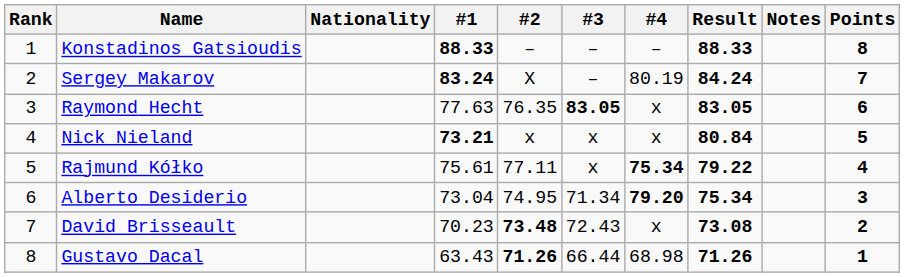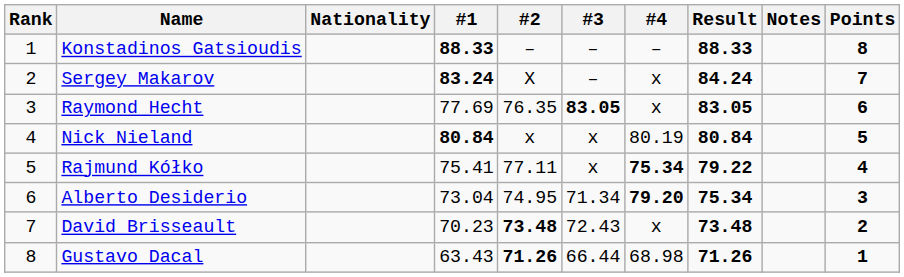(656, 79) 80.19 -> (656, 79) x
(466, 109) 77.63 -> (466, 109) 77.69
(466, 138) 73.21 -> (466, 138) 80.84
(656, 138) x -> (656, 138) 80.19
(466, 168) 75.61 -> (466, 168) 75.41
(725, 227) 73.08 -> (725, 227) 73.48
